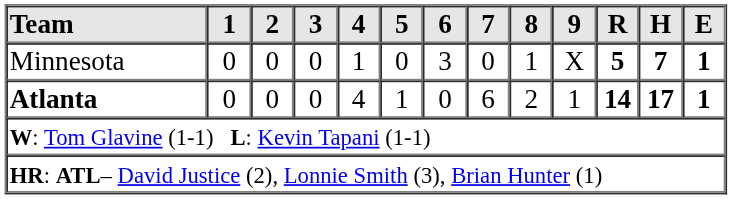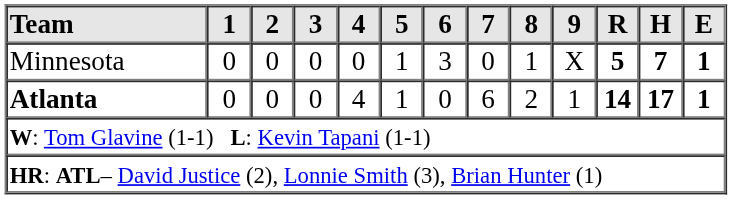(359, 61) 1 -> (359, 61) 0
(402, 61) 0 -> (402, 61) 1
